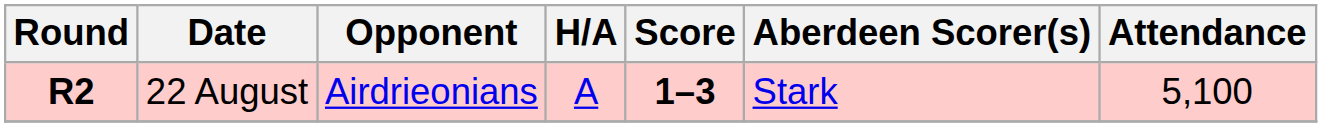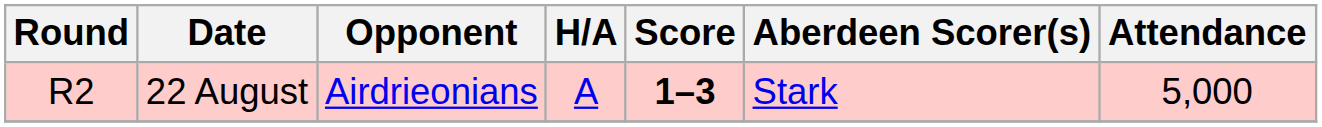(71, 91) bold -> (71, 91) normal
(1207, 91) 5,100 -> (1207, 91) 5,000
